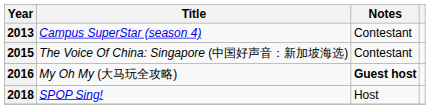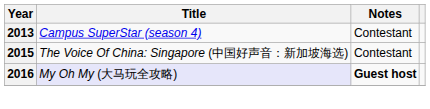(108, 74) no background -> (108, 74) lavender background
- row: (20, 94)
